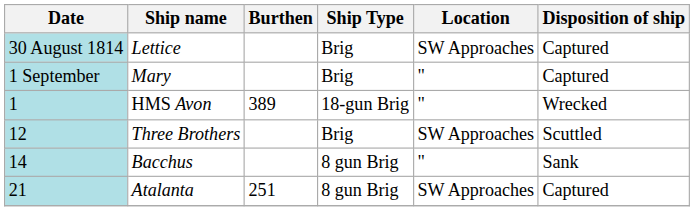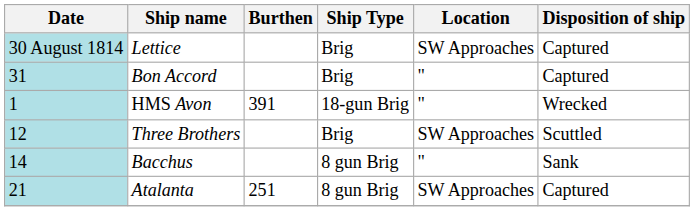+ row: (174, 76)
- row: (151, 76)
(262, 104) 389 -> (262, 104) 391
